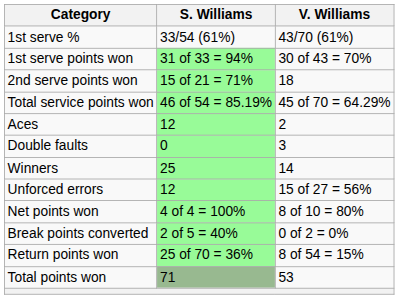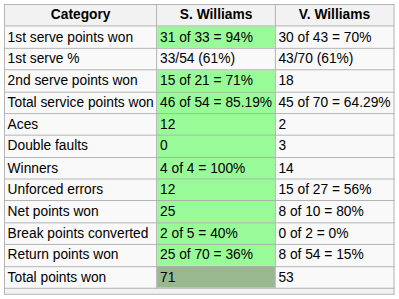rows swapped: (44, 37) <-> (70, 59)
(168, 168) 25 -> (203, 168) 4 of 4 = 100%
(203, 211) 4 of 4 = 100% -> (168, 211) 25
